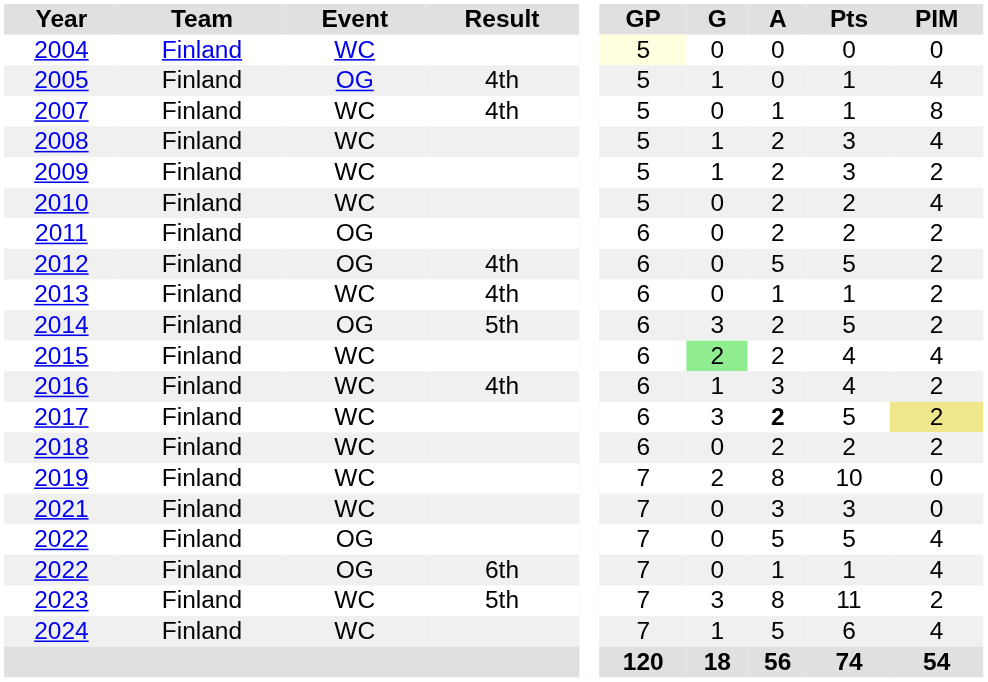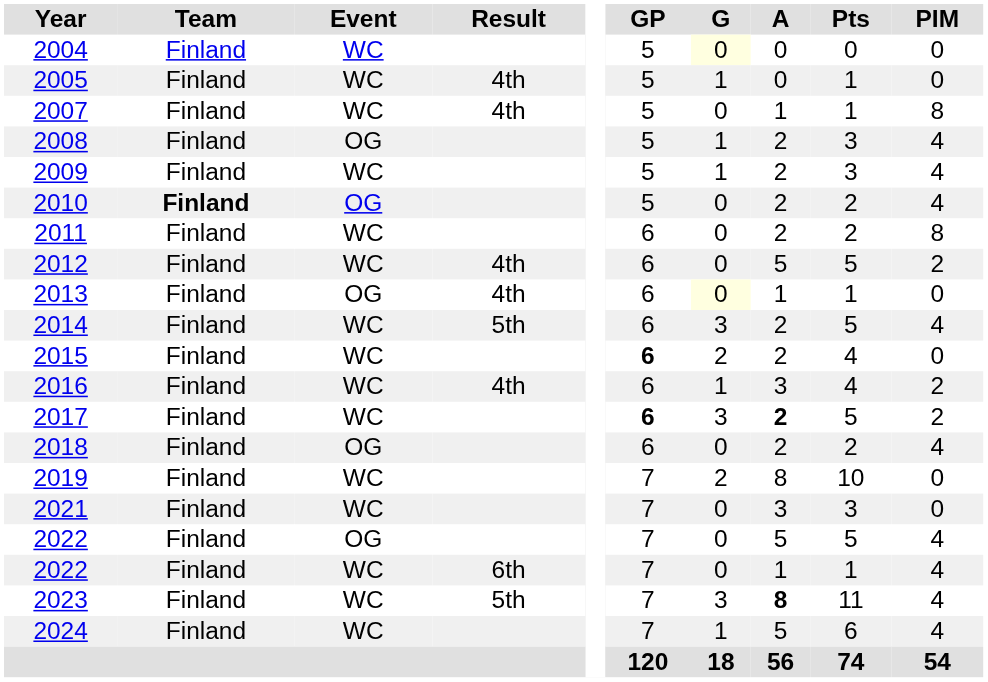(643, 49) lightyellow background -> (648, 49) no background
(717, 49) no background -> (721, 49) lightyellow background
(355, 80) OG -> (363, 80) WC
(937, 80) 4 -> (937, 80) 0
(355, 141) WC -> (363, 141) OG
(937, 172) 2 -> (937, 172) 4
(202, 202) normal -> (206, 202) bold
(355, 202) WC -> (363, 202) OG
(355, 233) OG -> (363, 233) WC
(937, 233) 2 -> (937, 233) 8
(355, 263) OG -> (363, 263) WC
(355, 294) WC -> (363, 294) OG
(717, 294) no background -> (721, 294) lightyellow background
(937, 294) 2 -> (937, 294) 0
(355, 325) OG -> (363, 325) WC
(937, 325) 2 -> (937, 325) 4
(643, 355) normal -> (648, 355) bold
(717, 355) lightgreen background -> (721, 355) no background
(937, 355) 4 -> (937, 355) 0
(643, 416) normal -> (648, 416) bold
(937, 416) khaki background -> (937, 416) no background
(355, 447) WC -> (363, 447) OG
(937, 447) 2 -> (937, 447) 4
(355, 569) OG -> (363, 569) WC
(778, 600) normal -> (781, 600) bold
(937, 600) 2 -> (937, 600) 4
